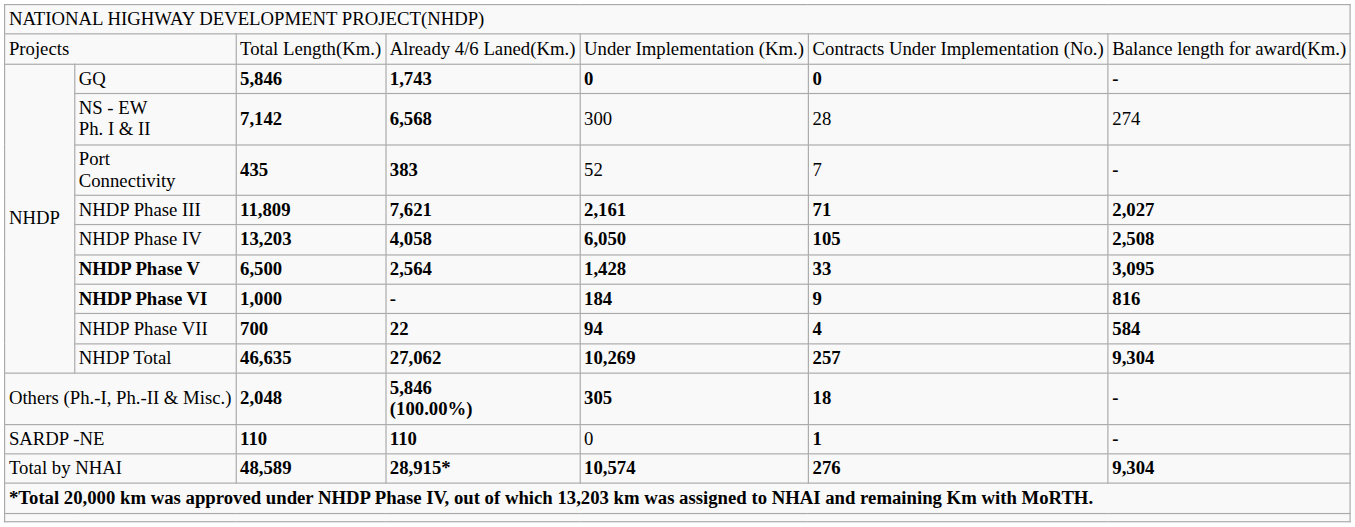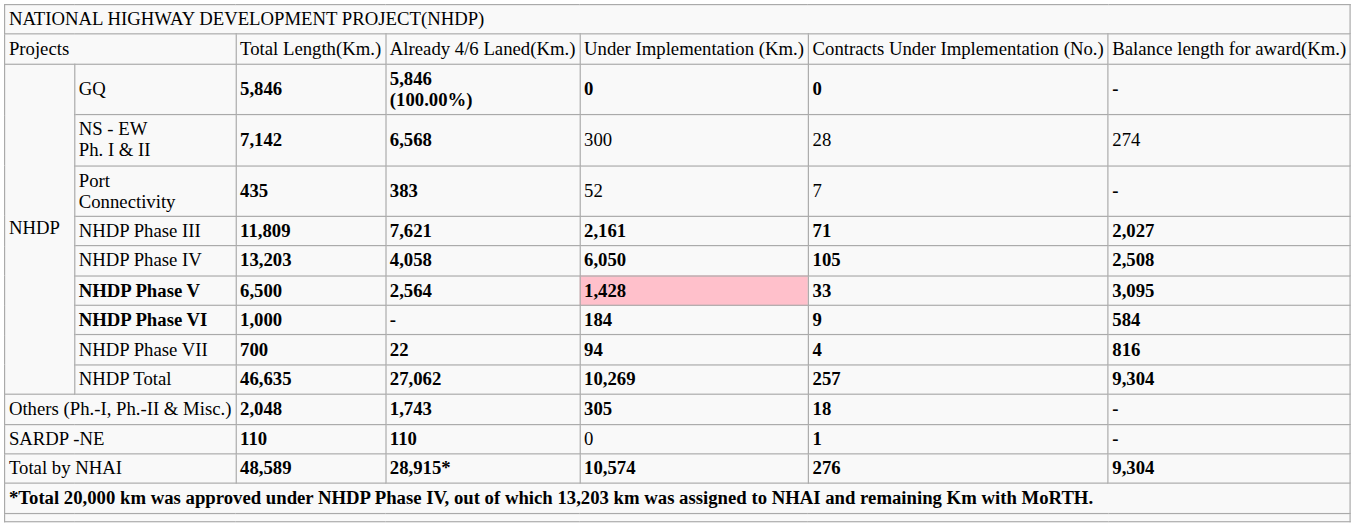(411, 78) 1,743 -> (431, 89) 5,846 (100.00%)
(605, 269) no background -> (605, 290) pink background
(1126, 298) 816 -> (1126, 320) 584
(1126, 328) 584 -> (1126, 349) 816
(431, 398) 5,846 (100.00%) -> (411, 409) 1,743
